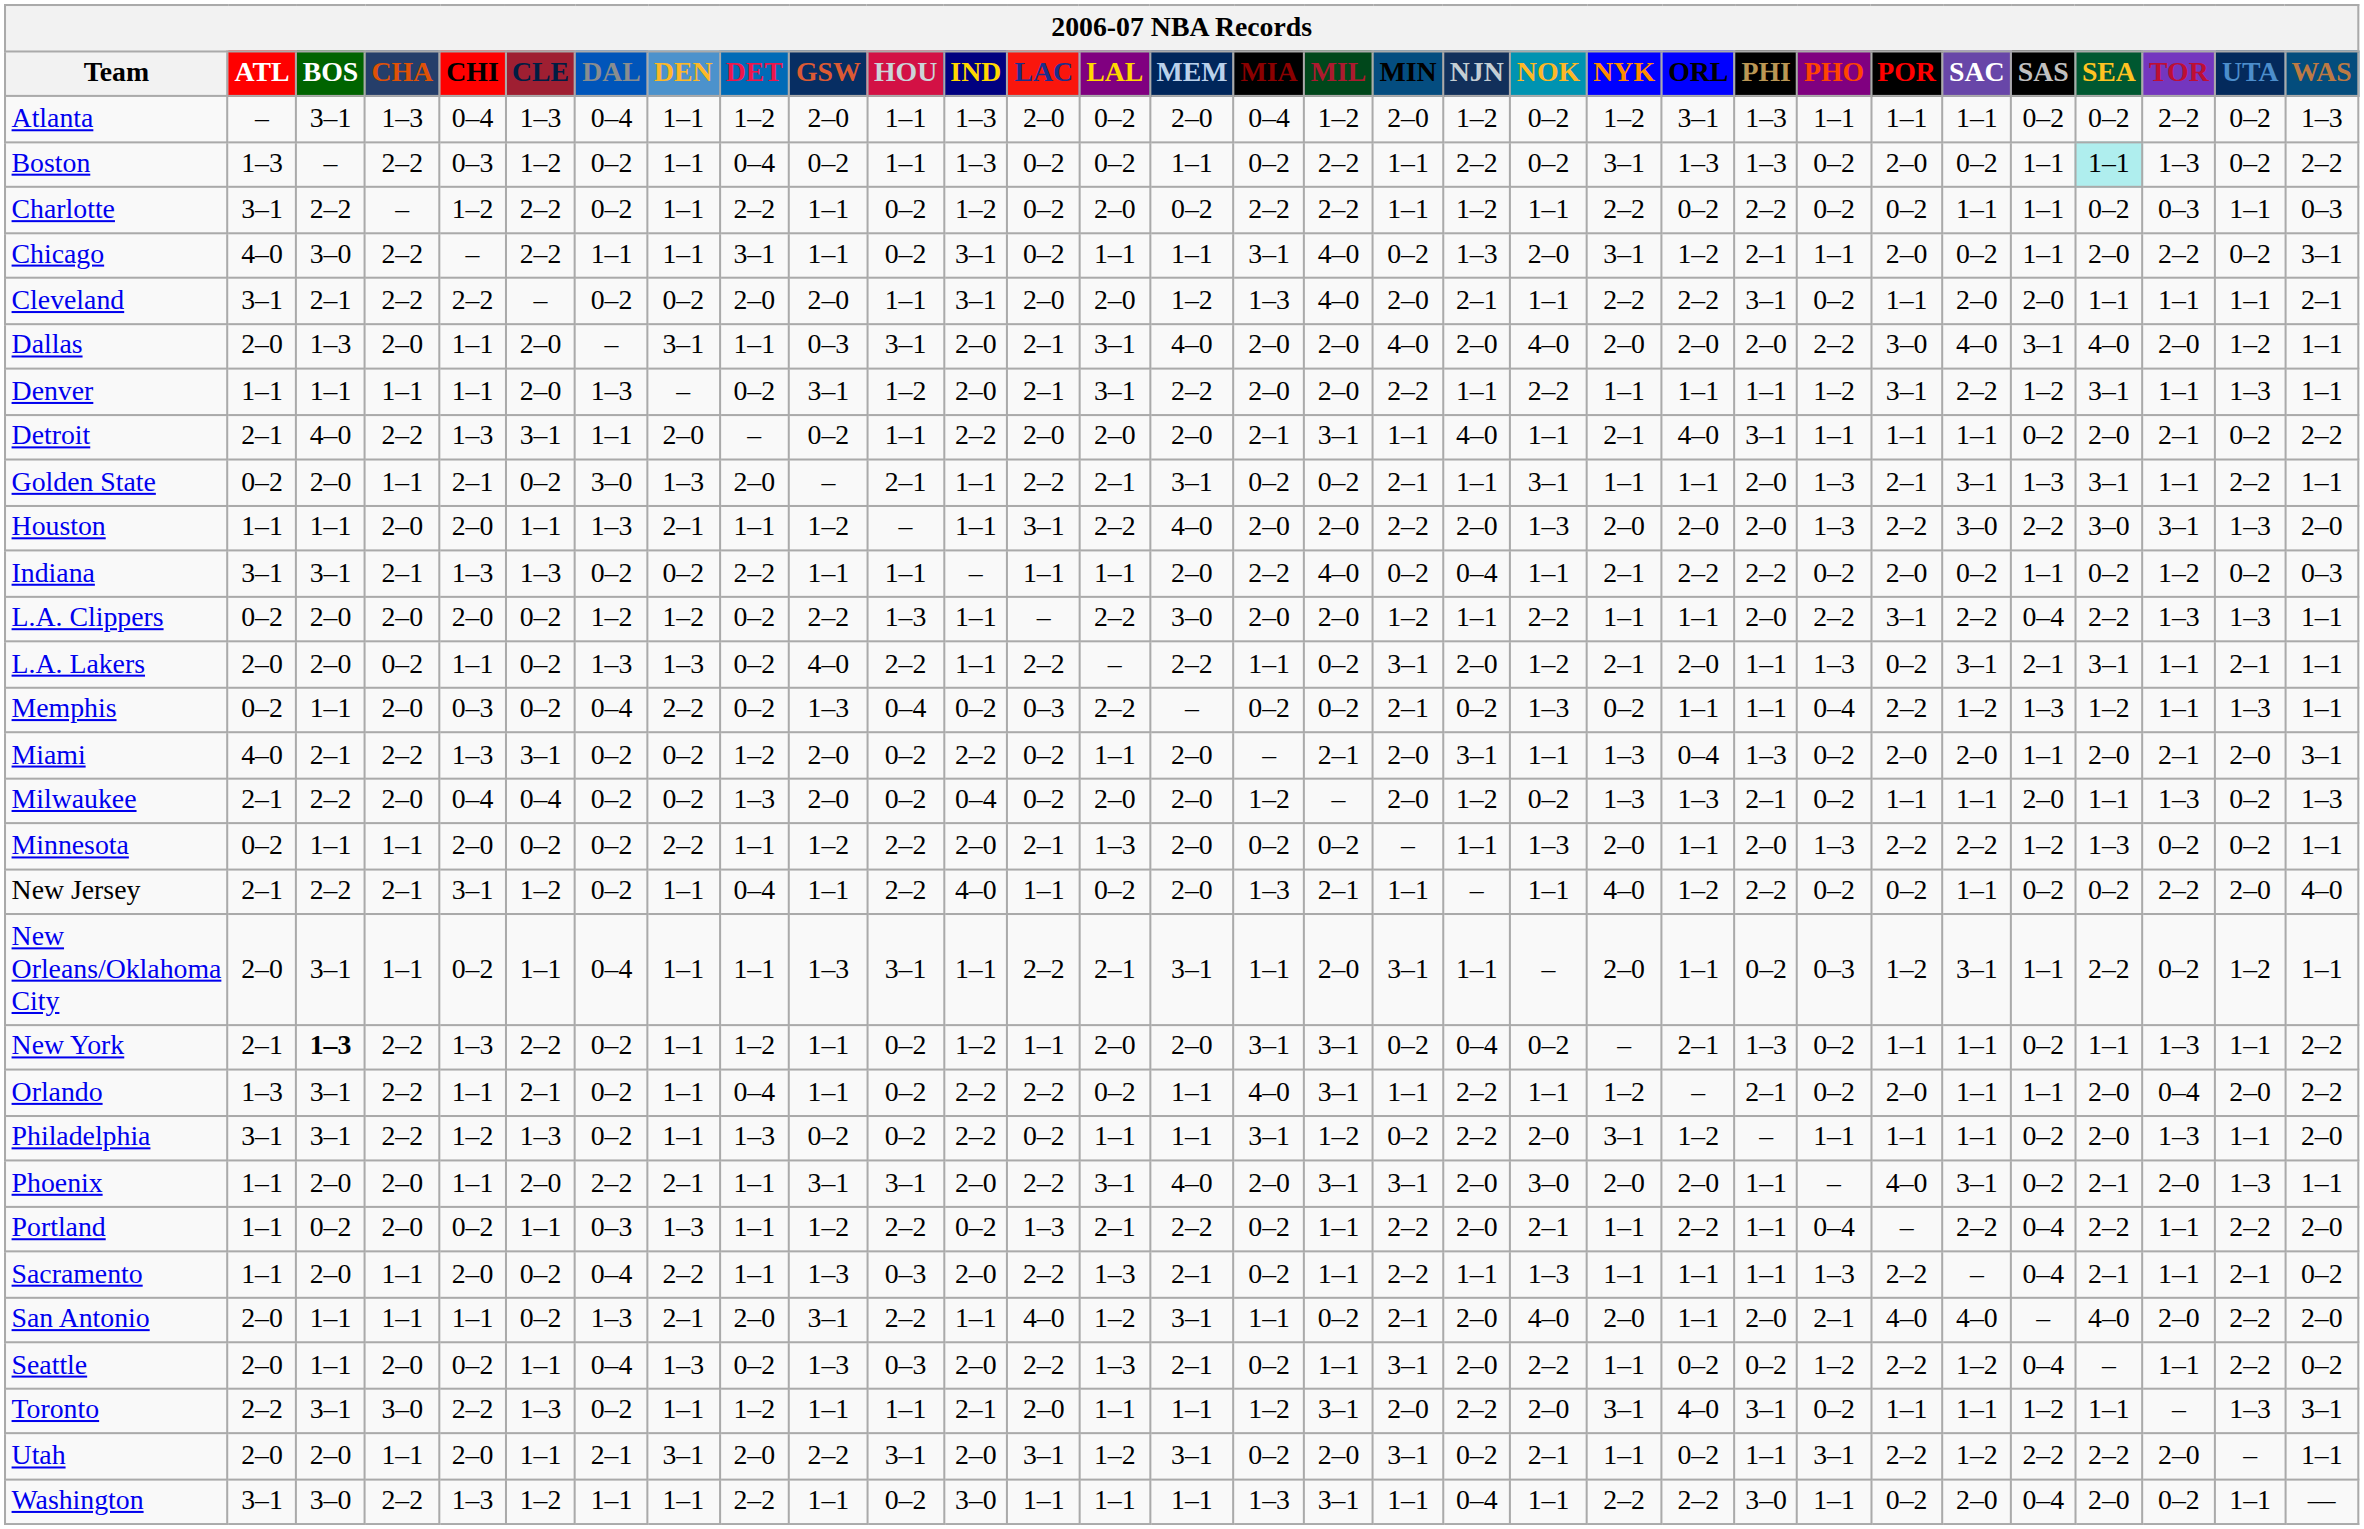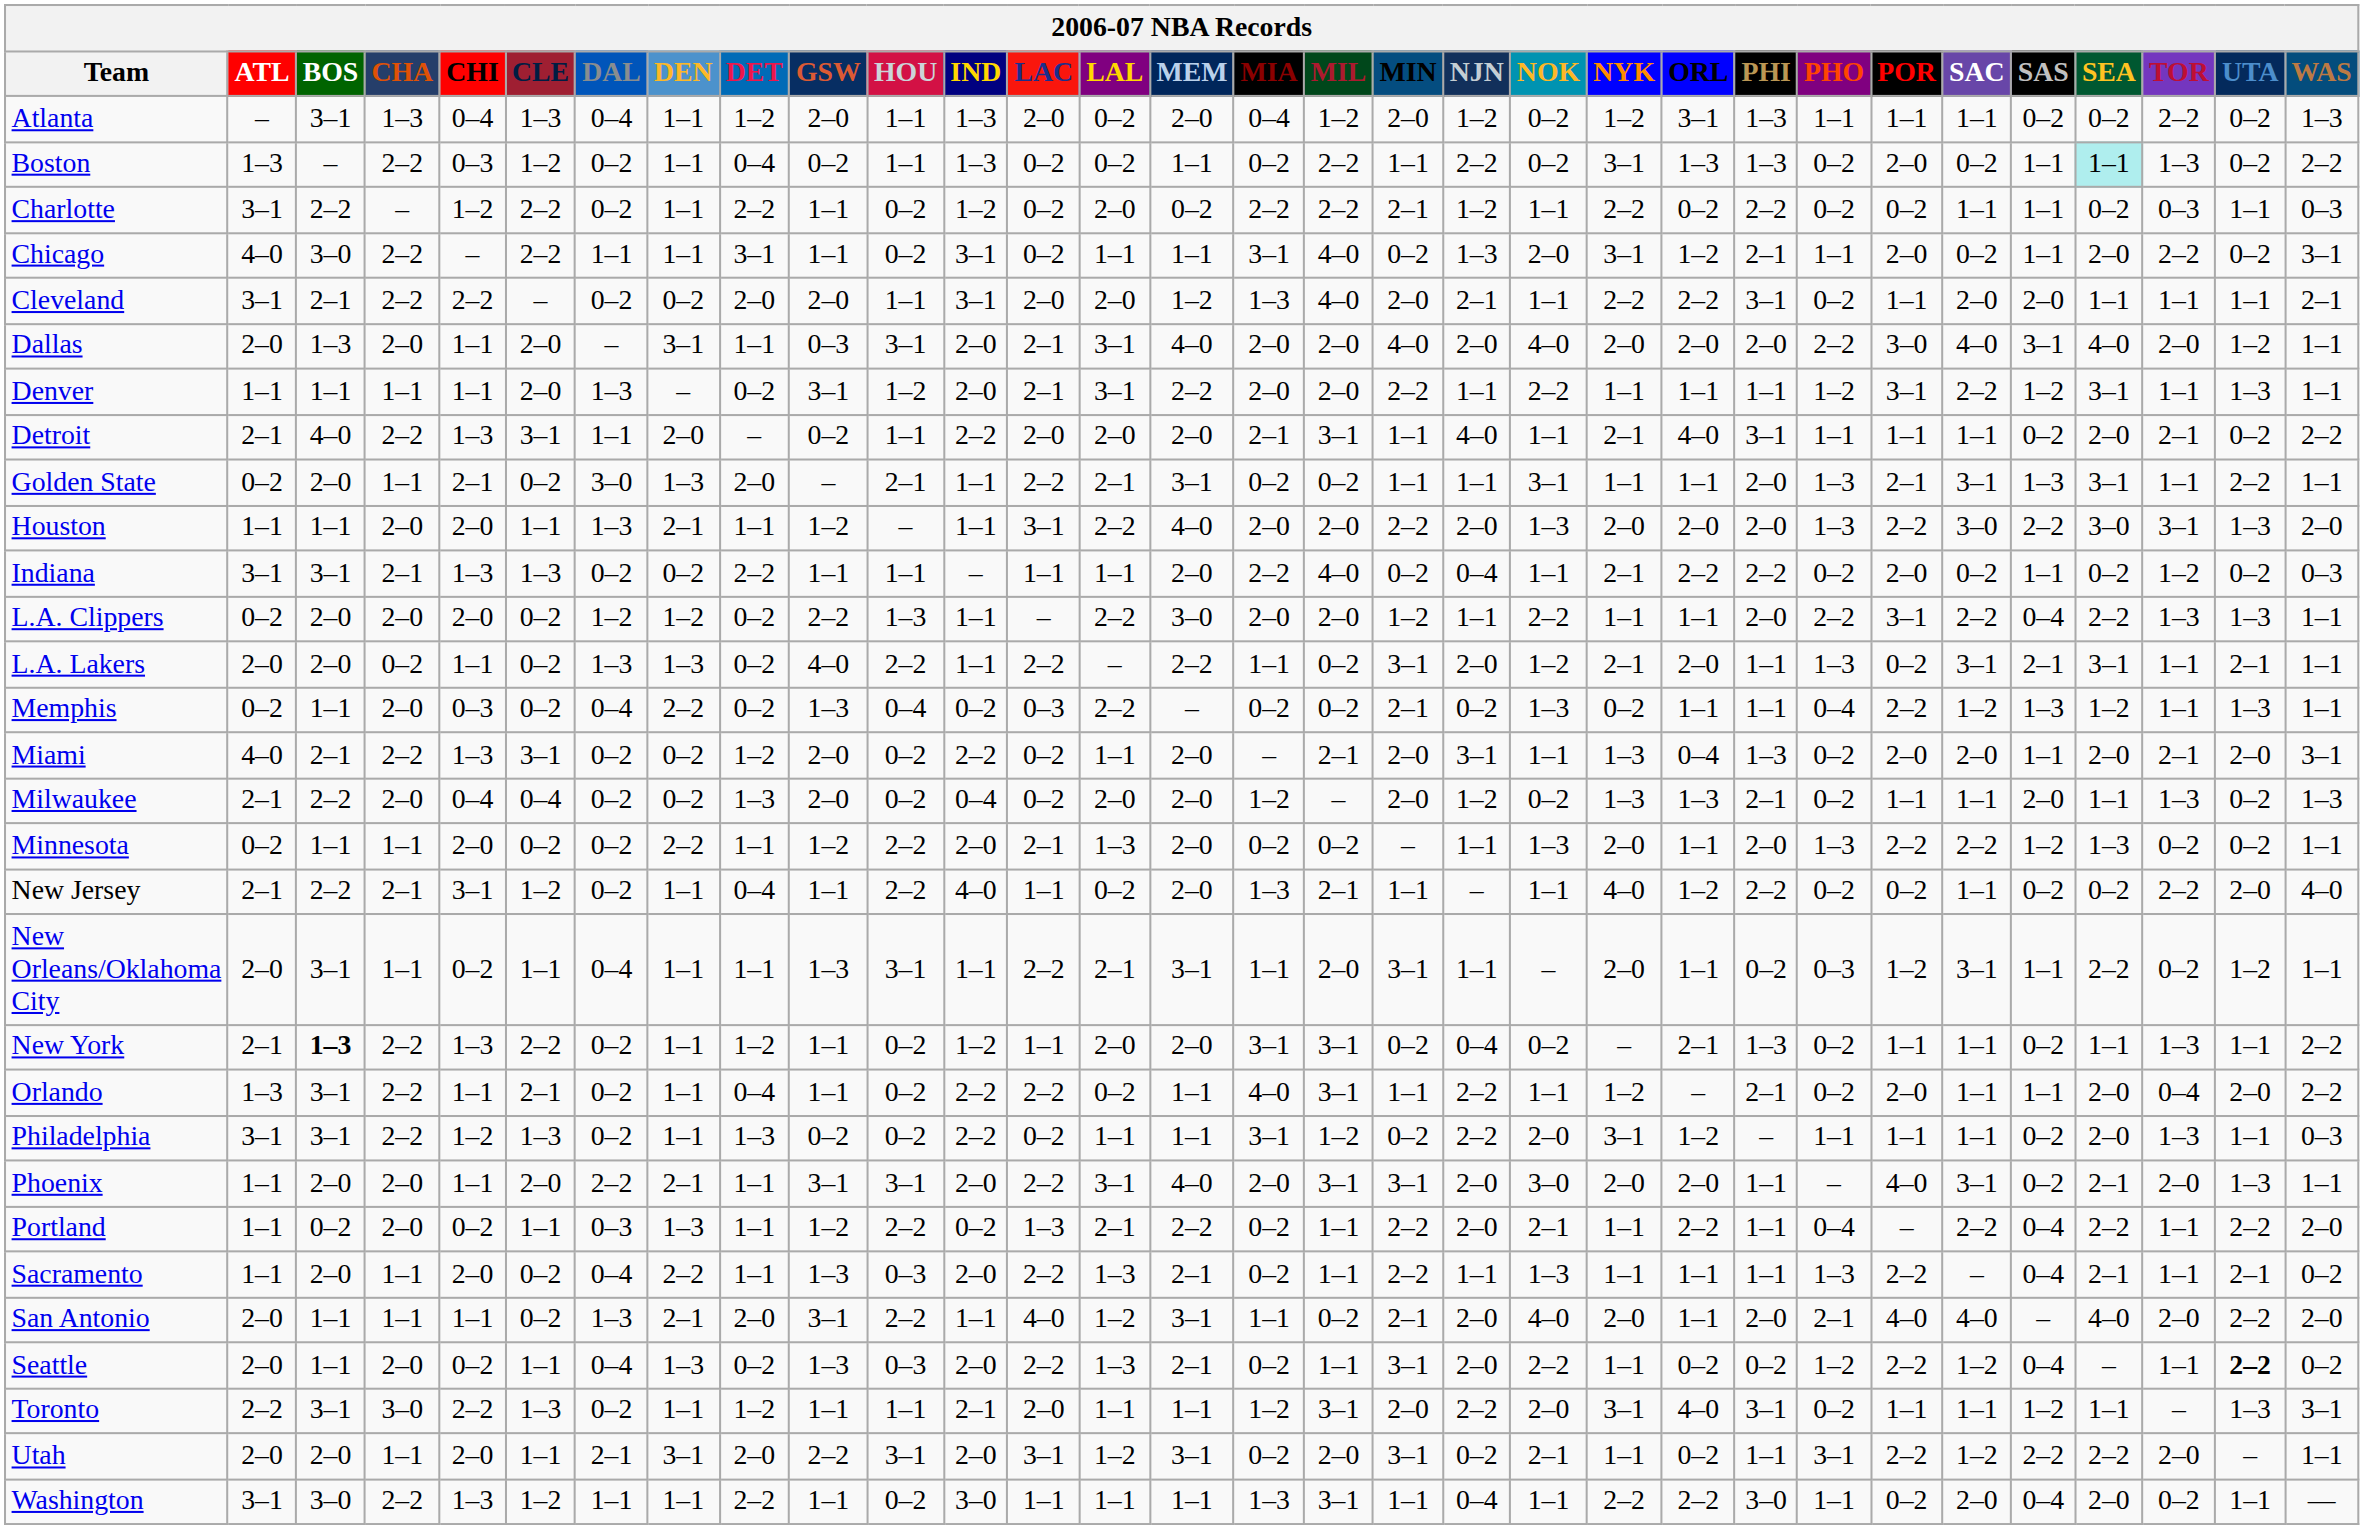(1408, 208) 1–1 -> (1408, 208) 2–1
(1408, 481) 2–1 -> (1408, 481) 1–1
(2322, 1136) 2–0 -> (2322, 1136) 0–3
(2250, 1364) normal -> (2250, 1364) bold
